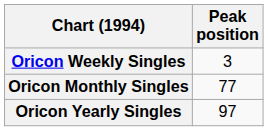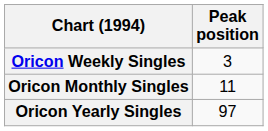(228, 86) 77 -> (228, 86) 11
